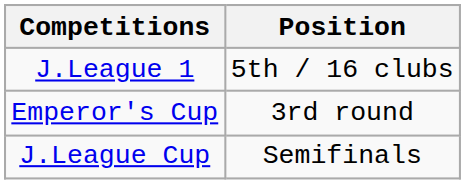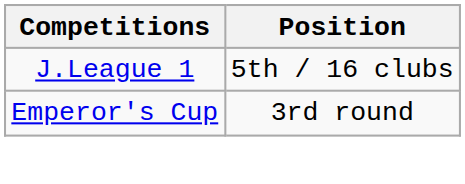- row: (115, 156)
